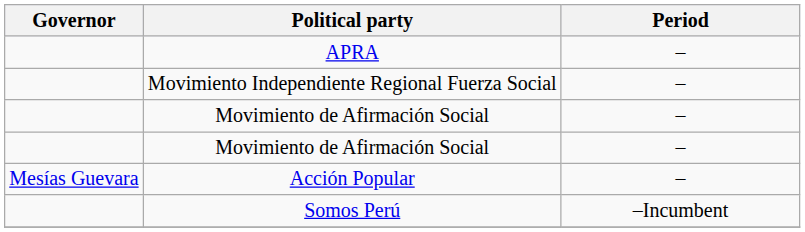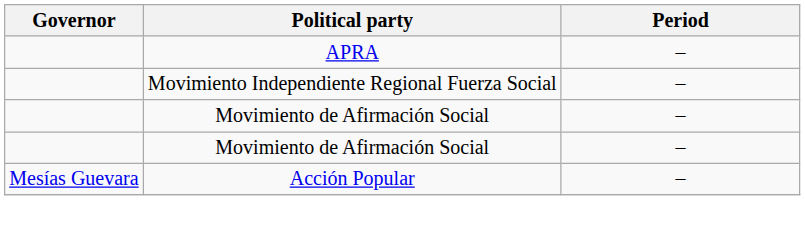- row: (74, 211)
